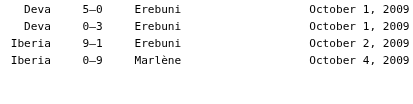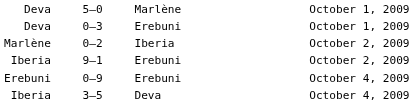(158, 9) Erebuni -> (158, 9) Marlène
+ row: (93, 43)
(31, 61) Iberia -> (27, 78) Erebuni
(158, 61) Marlène -> (158, 78) Erebuni
+ row: (93, 95)
